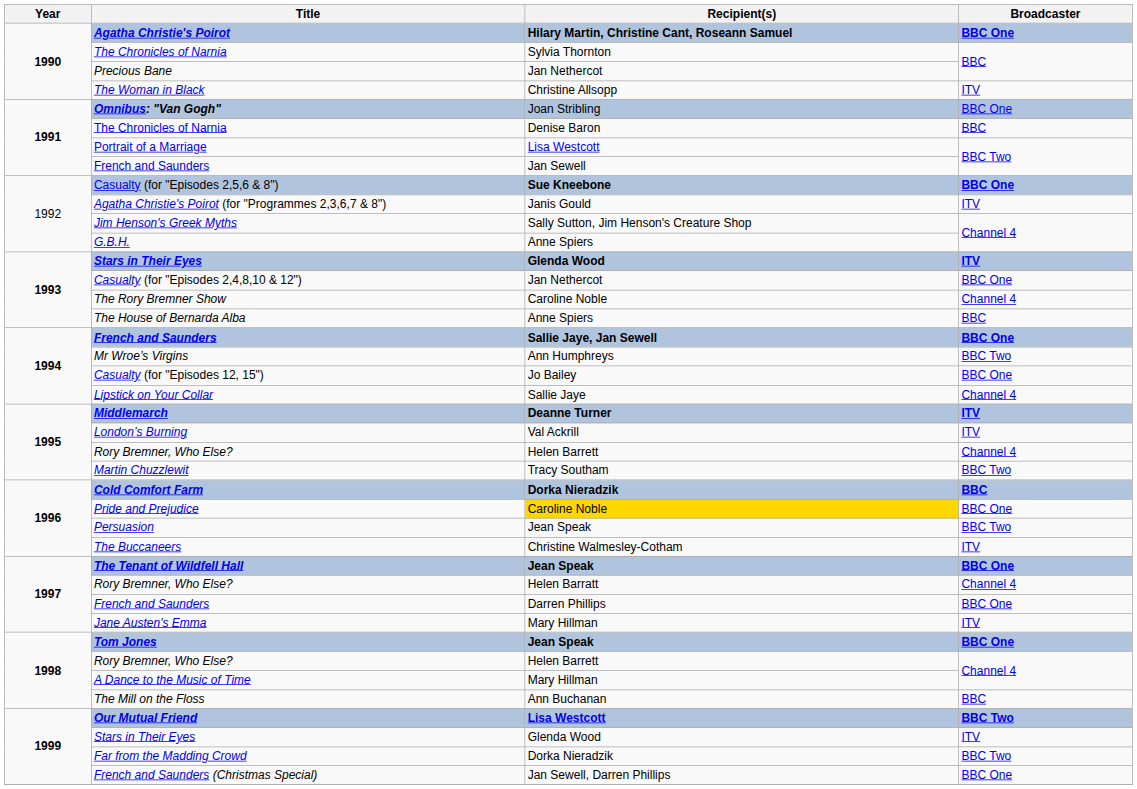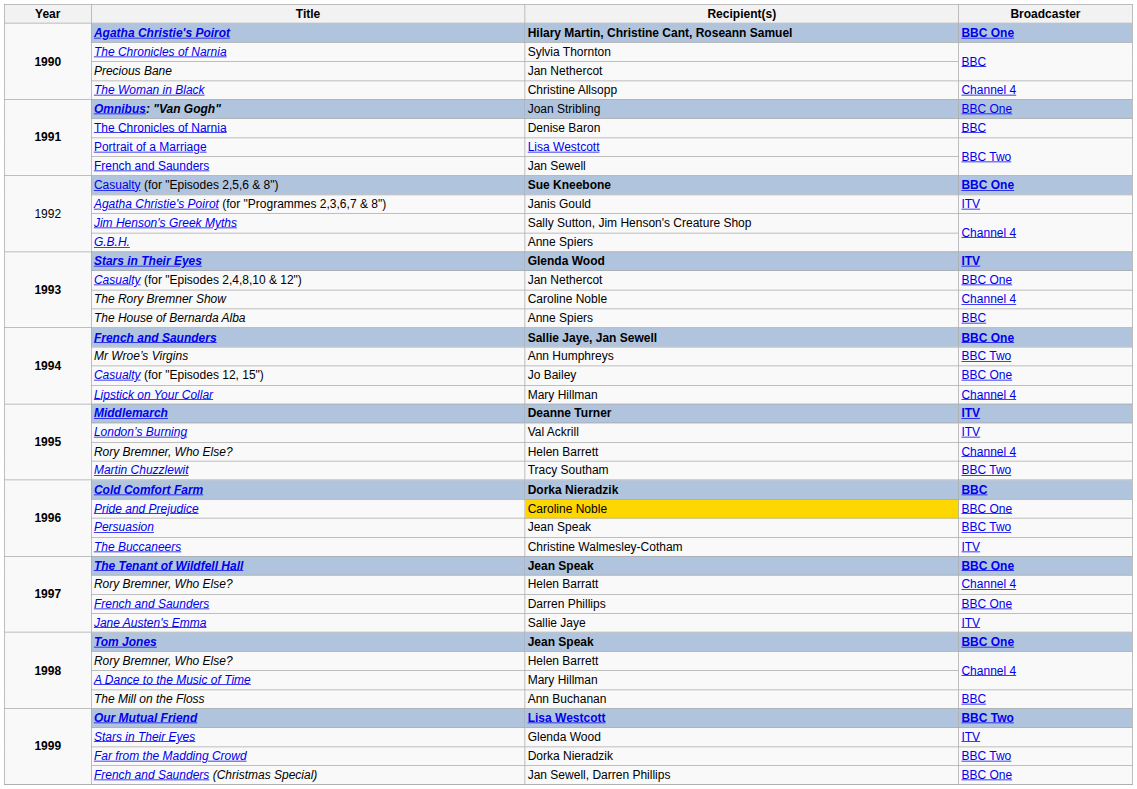(971, 90) ITV -> (989, 90) Channel 4
(557, 394) Sallie Jaye -> (563, 394) Mary Hillman
(563, 623) Mary Hillman -> (557, 623) Sallie Jaye
